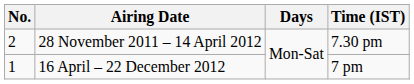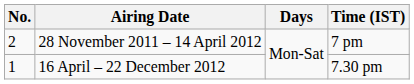(357, 41) 7.30 pm -> (347, 41) 7 pm
(347, 66) 7 pm -> (357, 66) 7.30 pm
